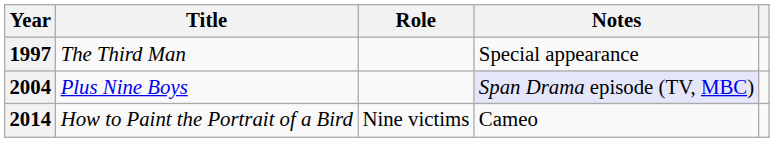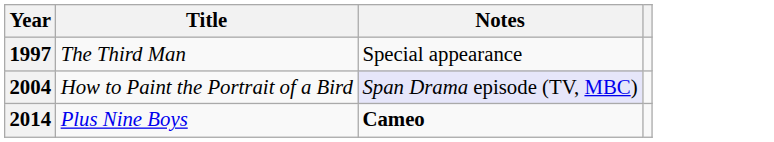- column: (416, 20)
(124, 86) Plus Nine Boys -> (207, 86) How to Paint the Portrait of a Bird
(207, 119) How to Paint the Portrait of a Bird -> (124, 119) Plus Nine Boys
(508, 119) normal -> (394, 119) bold
